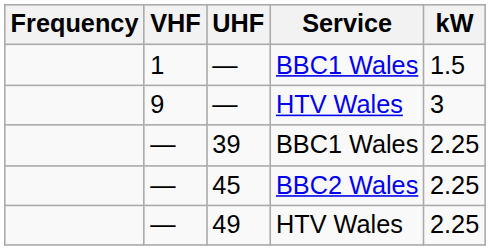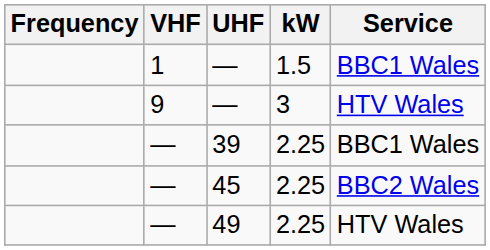columns swapped: (455, 24) <-> (347, 24)
